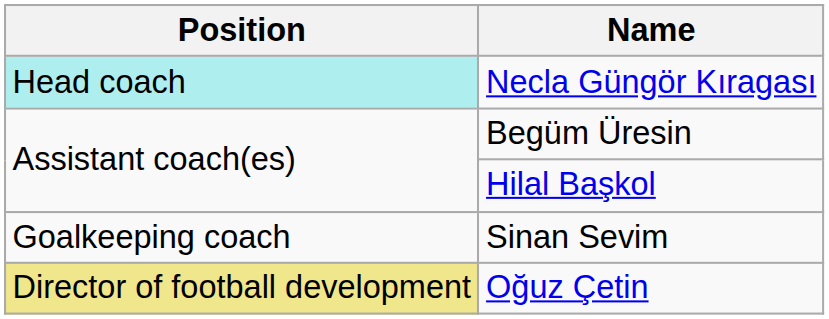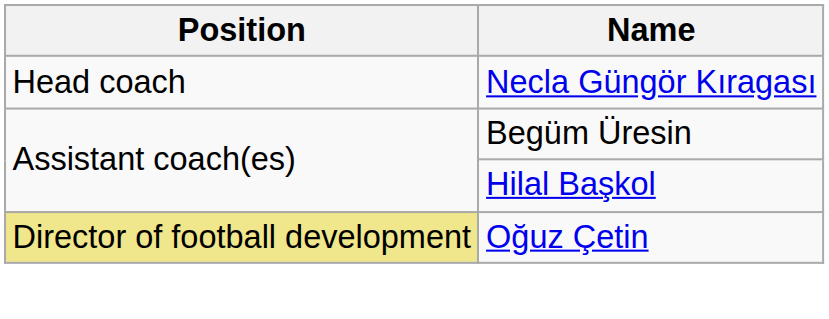(99, 81) paleturquoise background -> (99, 81) no background
- row: (577, 236)
